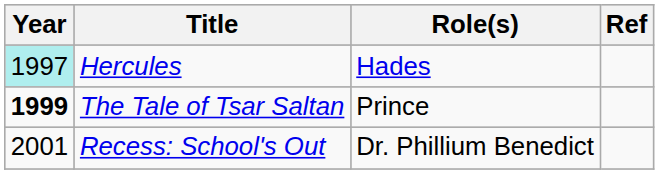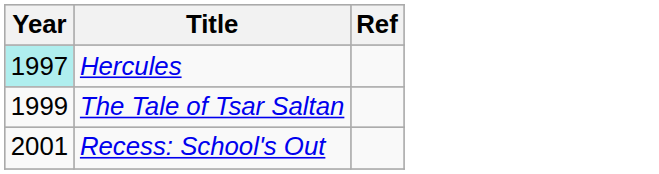- column: (475, 24)
(39, 106) bold -> (39, 106) normal
